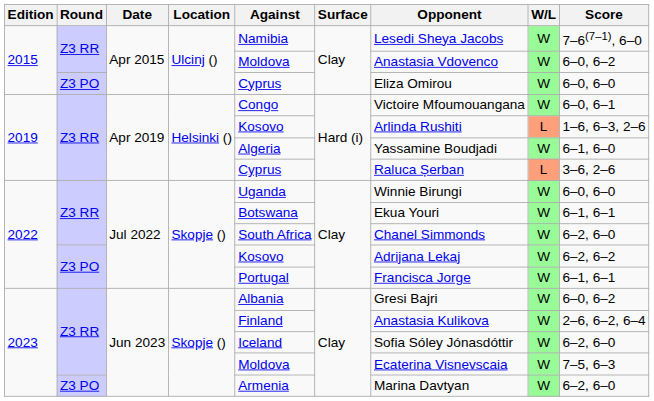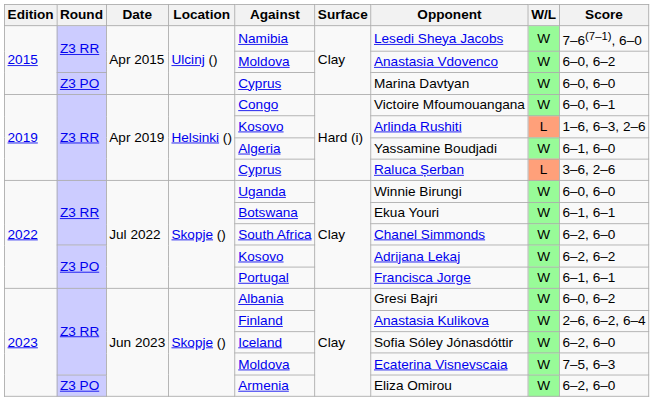(413, 83) Eliza Omirou -> (422, 83) Marina Davtyan
(422, 385) Marina Davtyan -> (413, 385) Eliza Omirou
